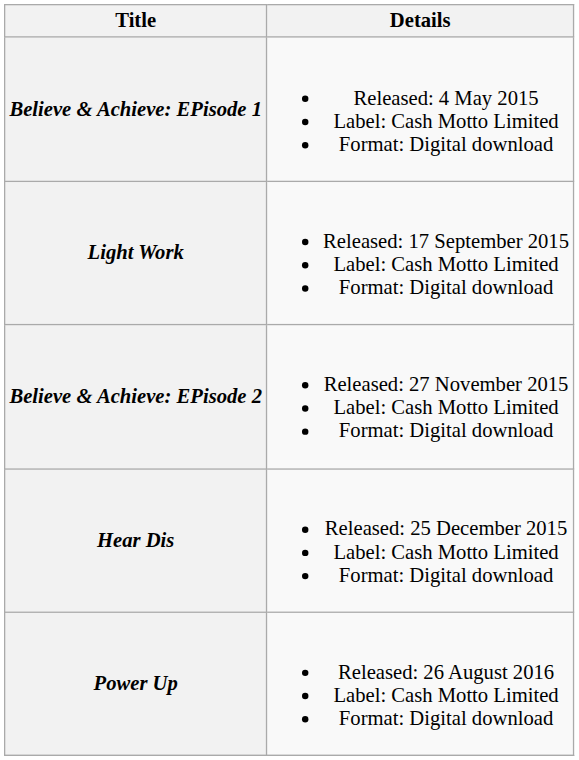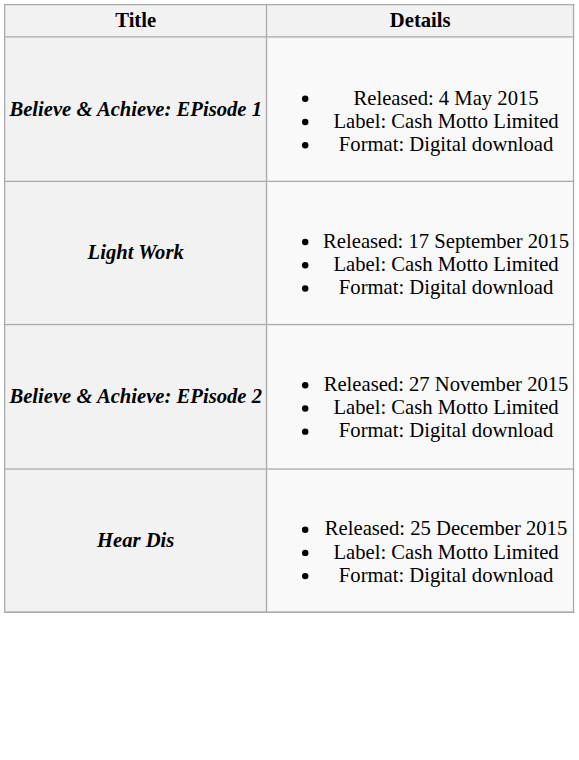- row: (136, 683)
